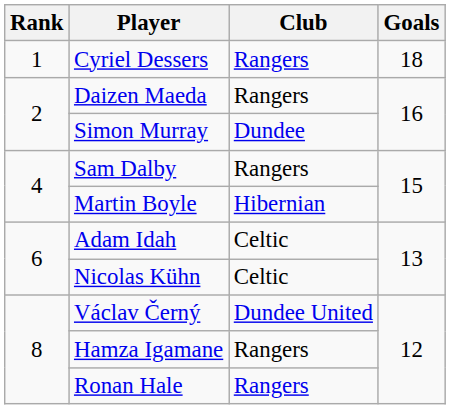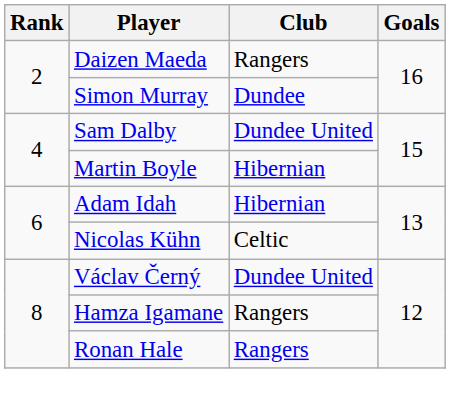- row: (141, 58)
(271, 167) Rangers -> (303, 131) Dundee United
(261, 240) Celtic -> (280, 204) Hibernian
